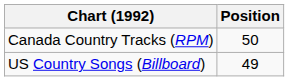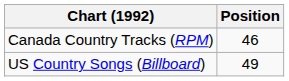(250, 40) 50 -> (250, 40) 46
